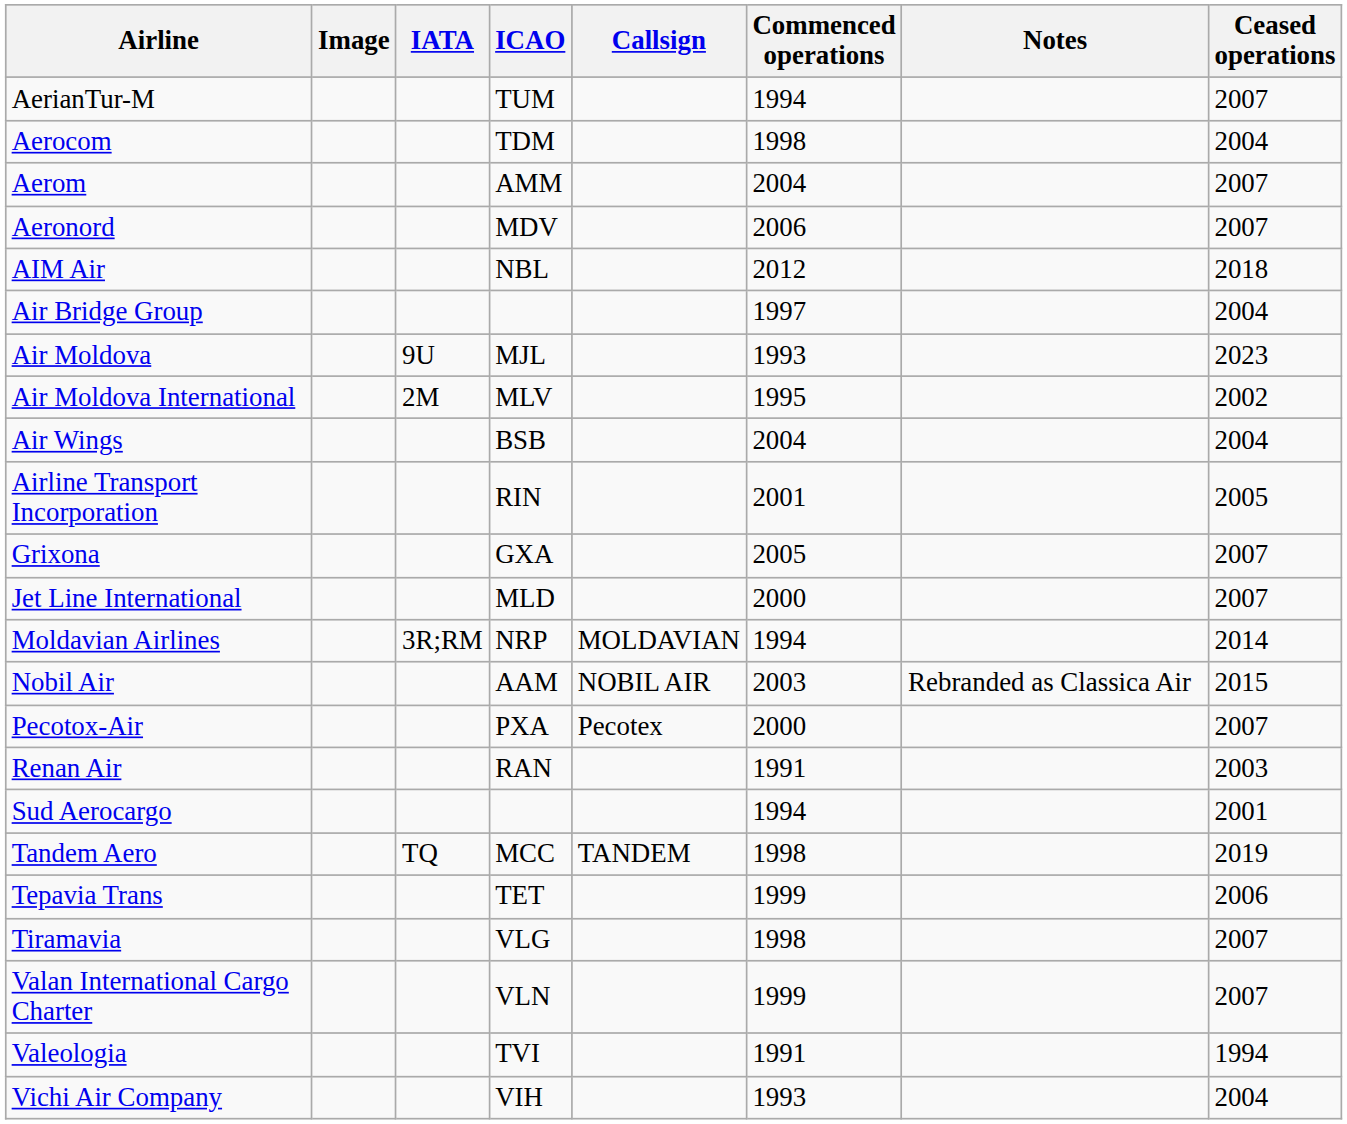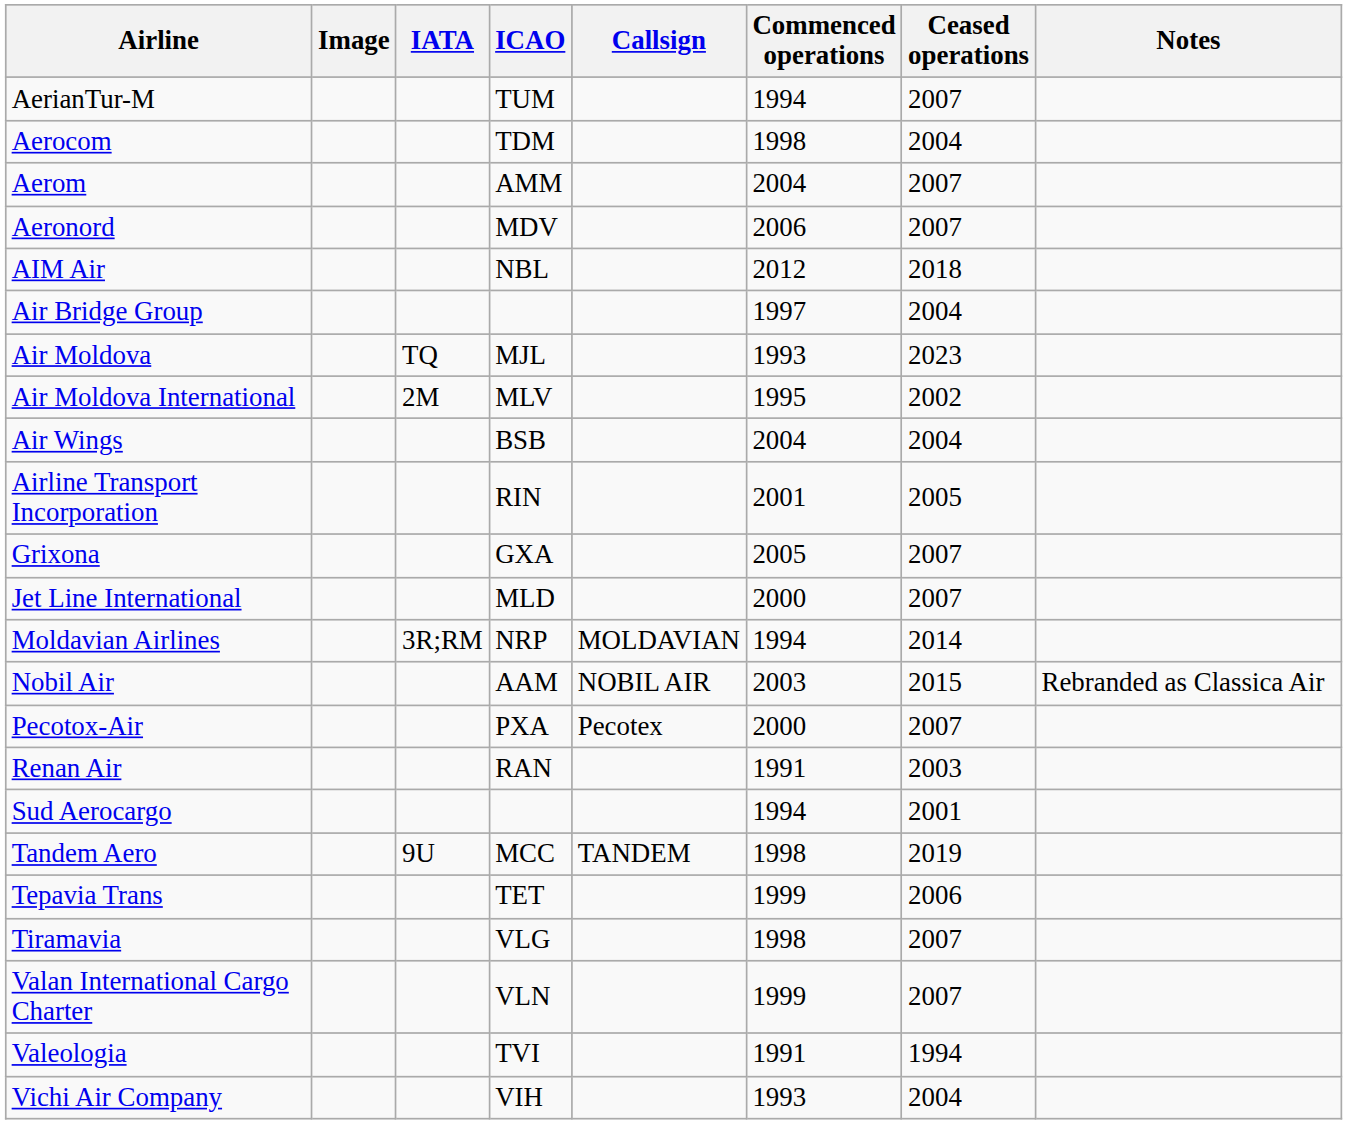columns swapped: (1275, 40) <-> (1055, 40)
(419, 354) 9U -> (420, 354) TQ
(420, 853) TQ -> (419, 853) 9U
